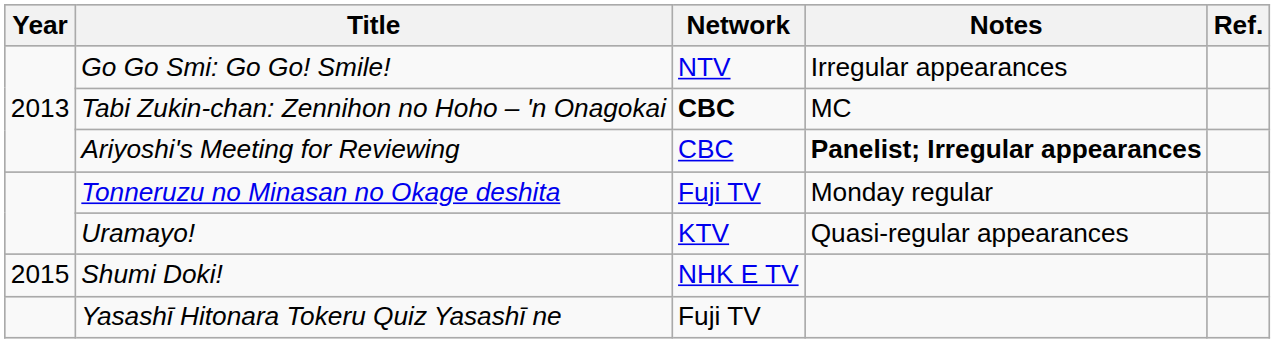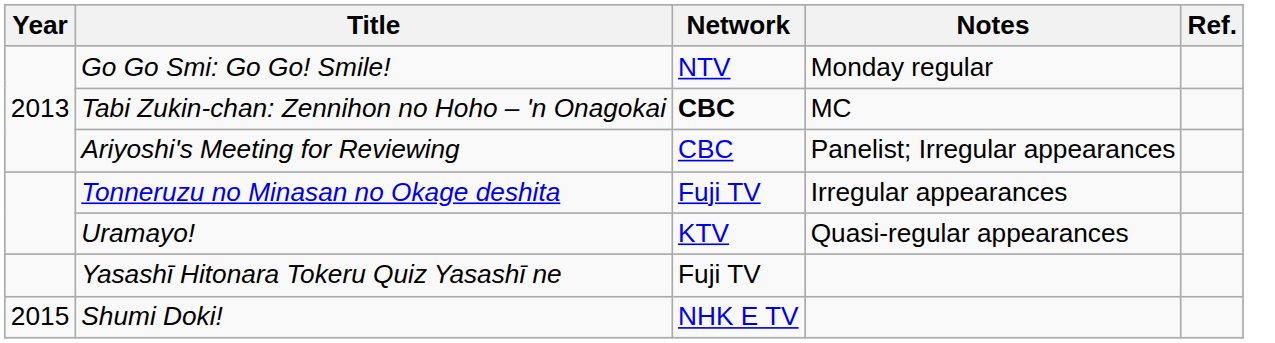(939, 66) Irregular appearances -> (902, 66) Monday regular
(1006, 150) bold -> (993, 150) normal
(902, 191) Monday regular -> (939, 191) Irregular appearances
rows swapped: (152, 274) <-> (322, 316)
